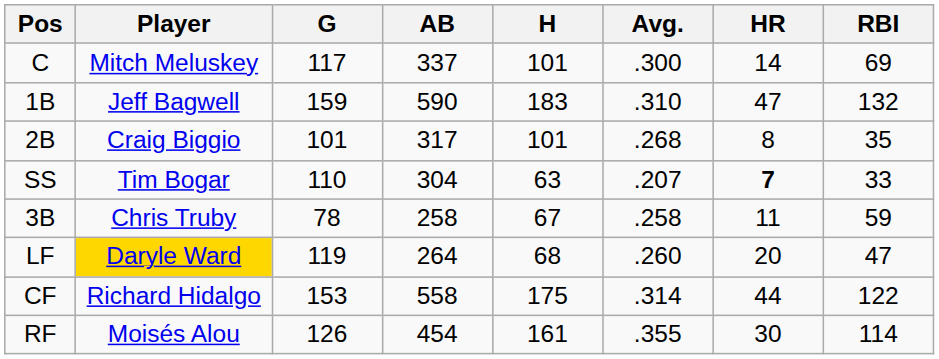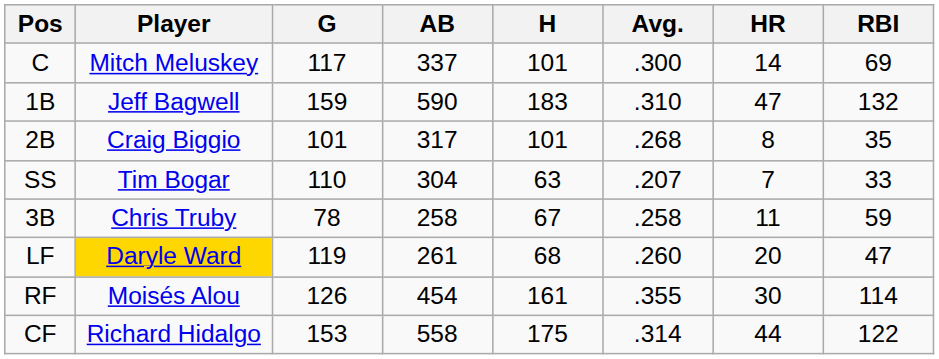(768, 179) bold -> (768, 179) normal
(437, 256) 264 -> (437, 256) 261
rows swapped: (40, 295) <-> (40, 334)
